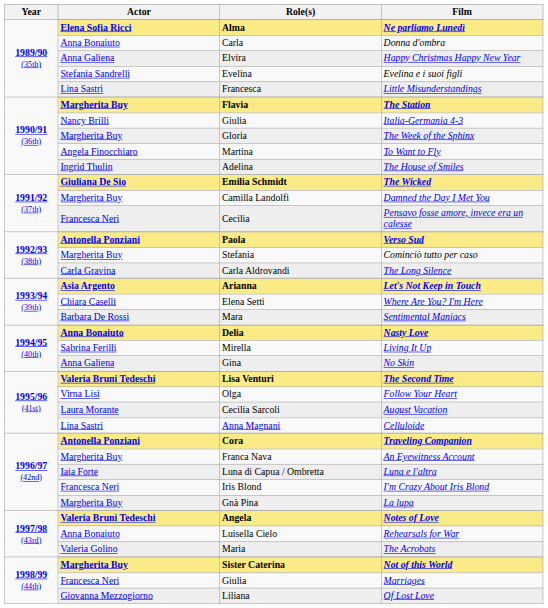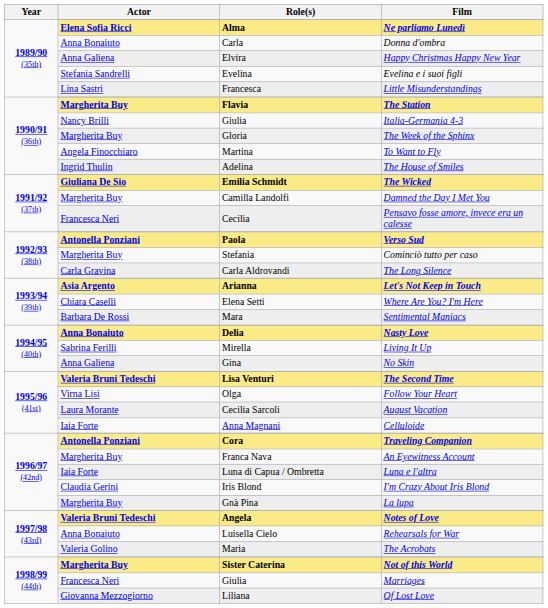(82, 425) Lina Sastri -> (79, 425) Iaia Forte
(90, 487) Francesca Neri -> (89, 487) Claudia Gerini
